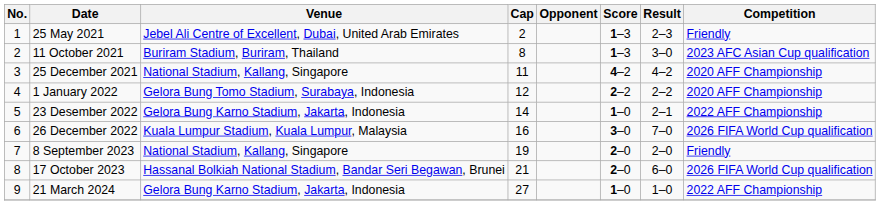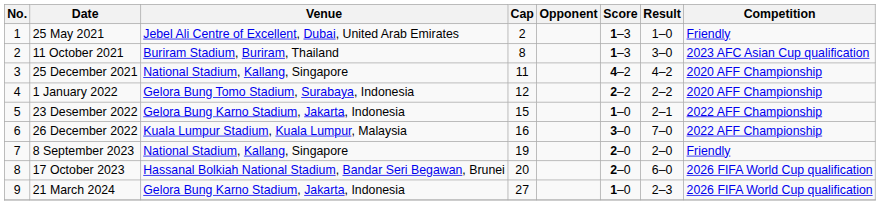(662, 33) 2–3 -> (662, 33) 1–0
(522, 111) 14 -> (522, 111) 15
(780, 131) 2026 FIFA World Cup qualification -> (754, 131) 2022 AFF Championship
(522, 170) 21 -> (522, 170) 20
(662, 190) 1–0 -> (662, 190) 2–3
(754, 190) 2022 AFF Championship -> (780, 190) 2026 FIFA World Cup qualification
